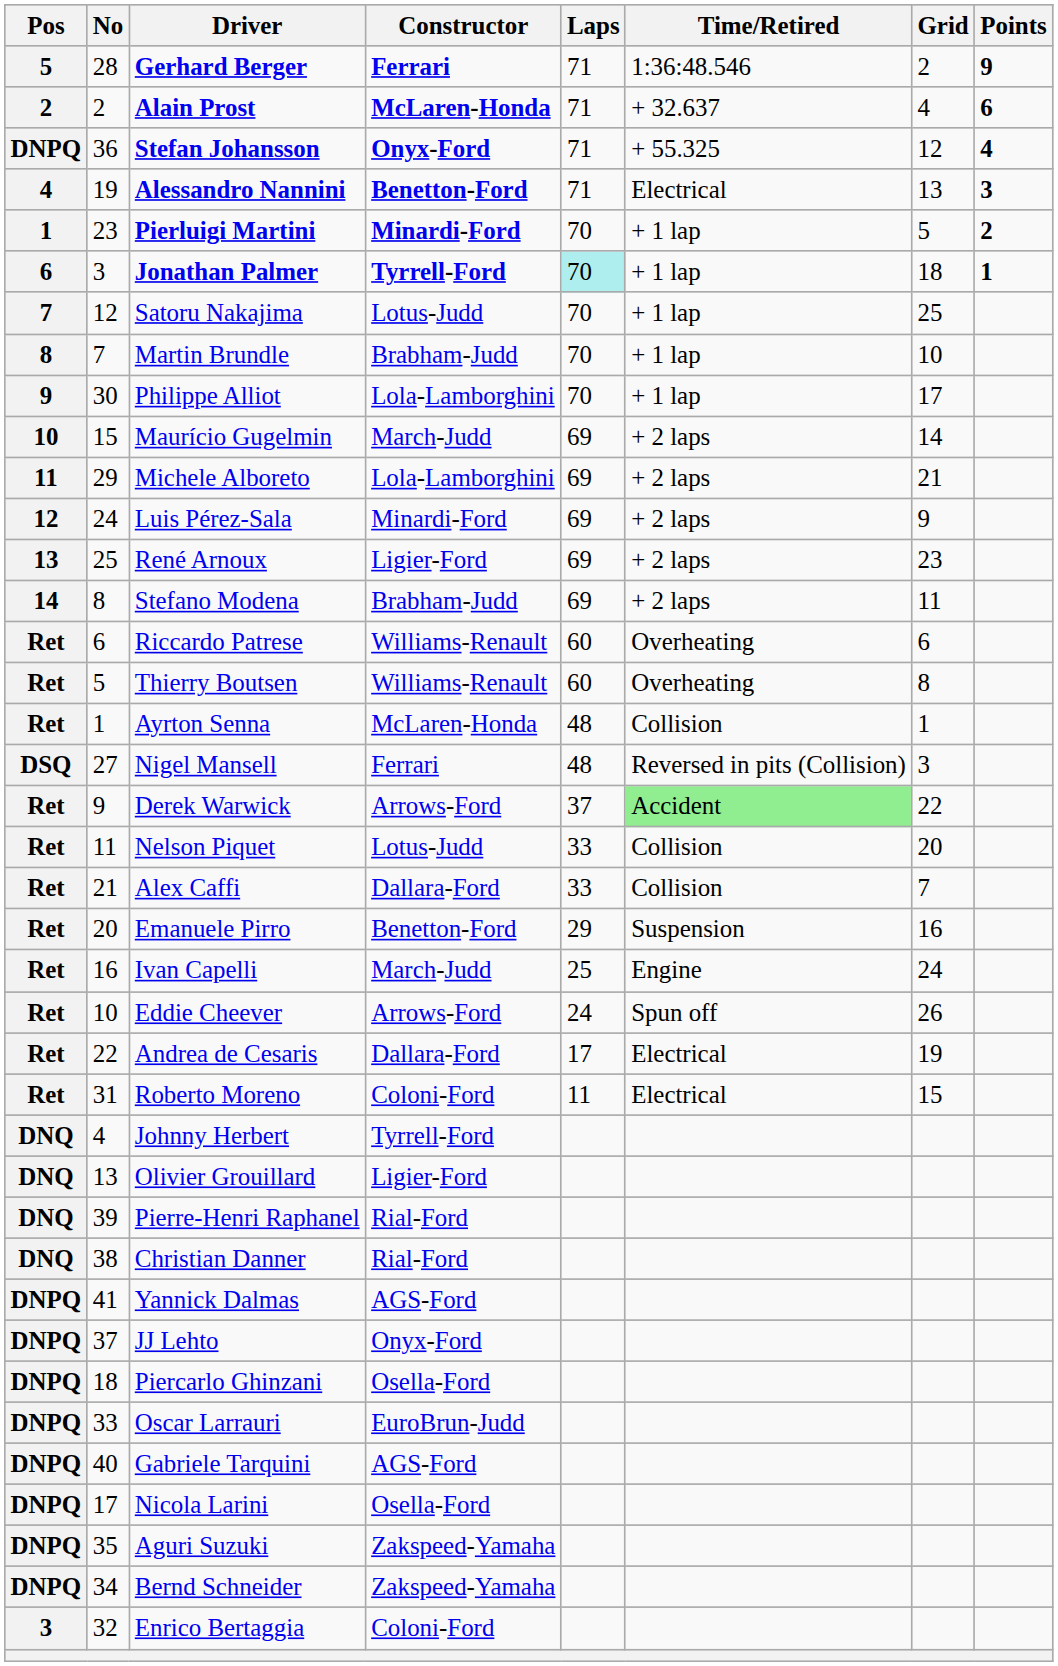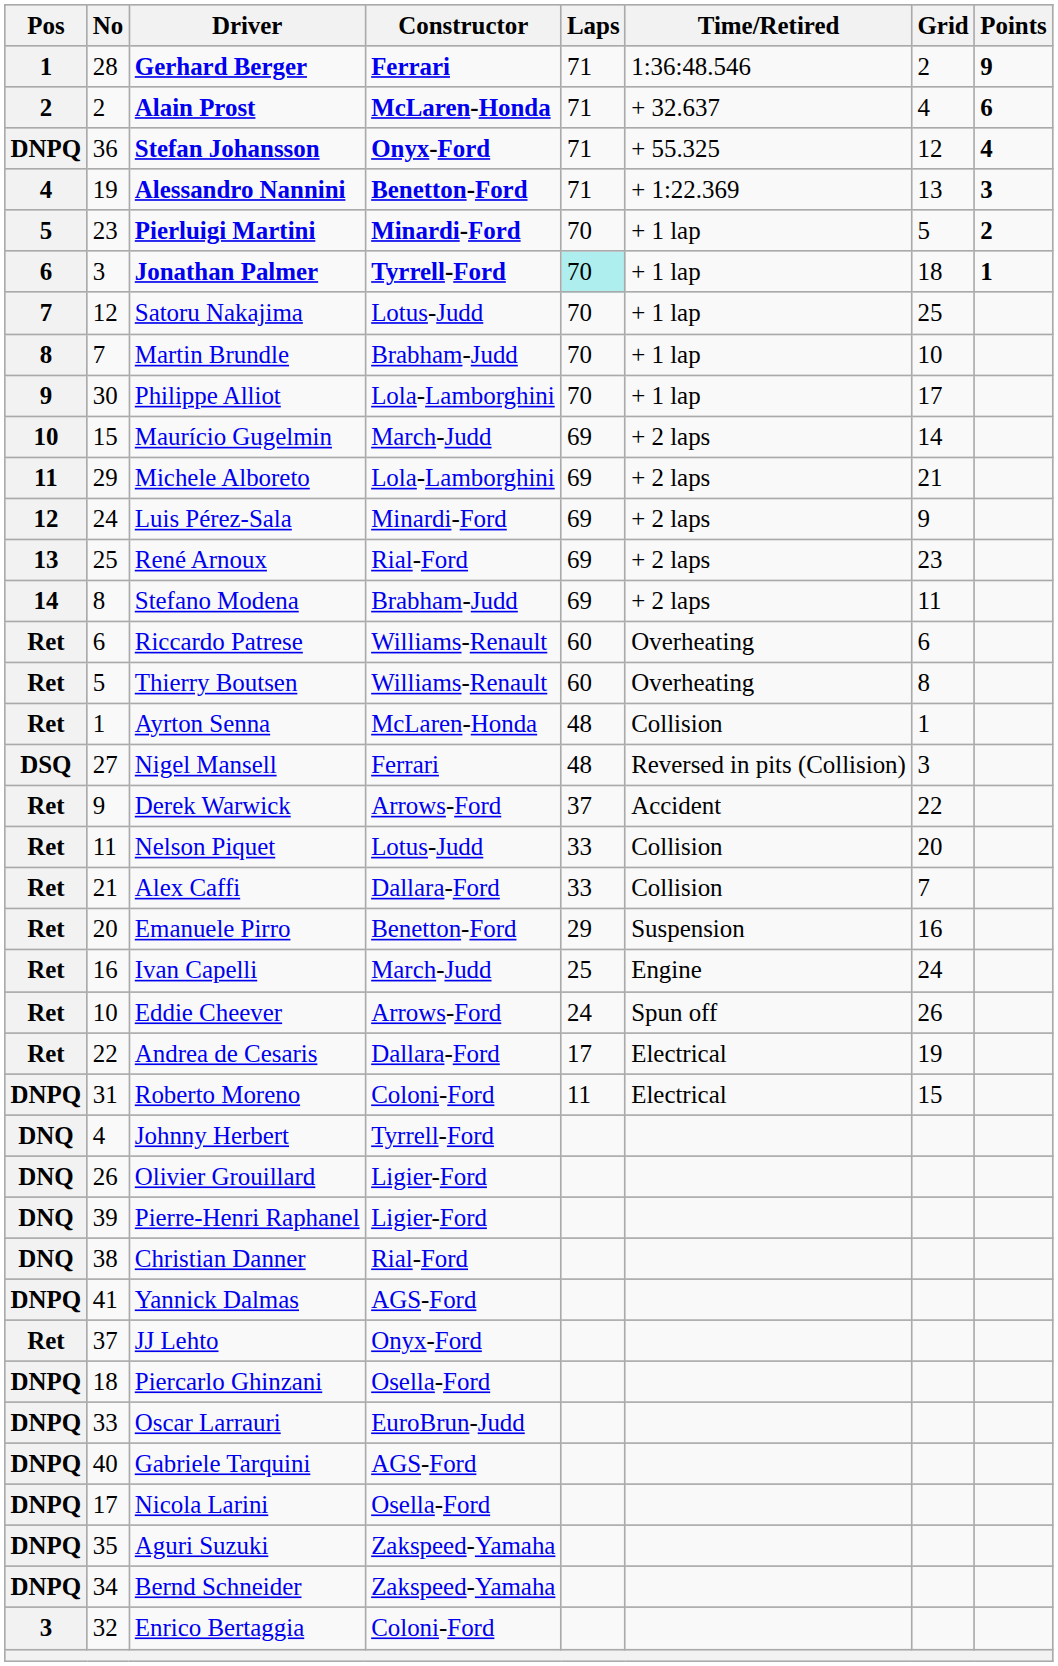(46, 66) 5 -> (46, 66) 1
(679, 189) Electrical -> (685, 189) + 1:22.369
(46, 230) 1 -> (46, 230) 5
(429, 559) Ligier-Ford -> (420, 559) Rial-Ford
(676, 806) lightgreen background -> (676, 806) no background
(46, 1093) Ret -> (46, 1093) DNPQ
(105, 1176) 13 -> (105, 1176) 26
(420, 1217) Rial-Ford -> (429, 1217) Ligier-Ford
(46, 1340) DNPQ -> (46, 1340) Ret
